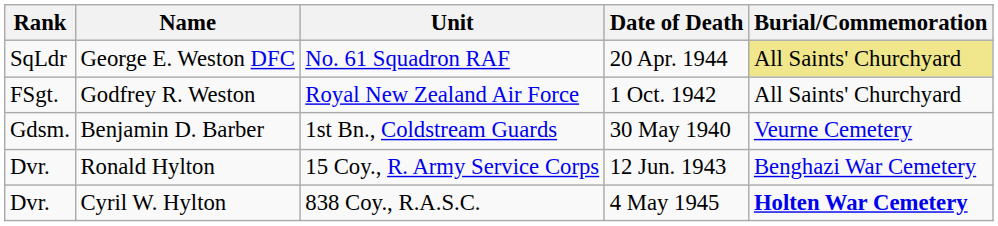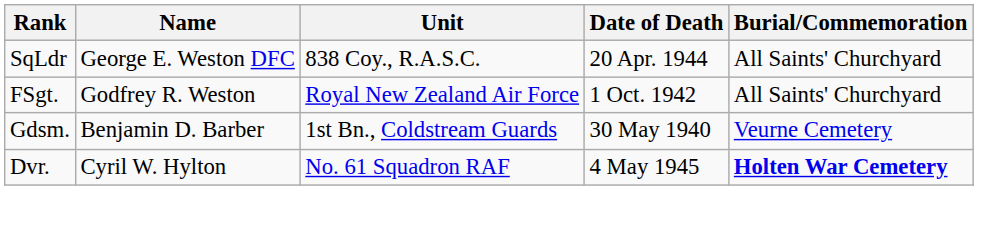(408, 58) No. 61 Squadron RAF -> (393, 58) 838 Coy., R.A.S.C.
(858, 58) khaki background -> (837, 58) no background
- row: (148, 166)
(393, 202) 838 Coy., R.A.S.C. -> (408, 166) No. 61 Squadron RAF
